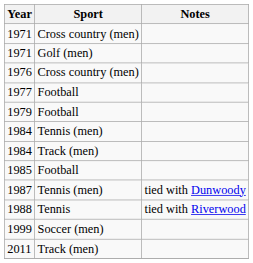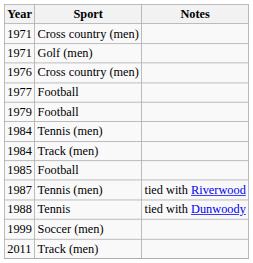(195, 190) tied with Dunwoody -> (195, 190) tied with Riverwood
(195, 209) tied with Riverwood -> (195, 209) tied with Dunwoody
